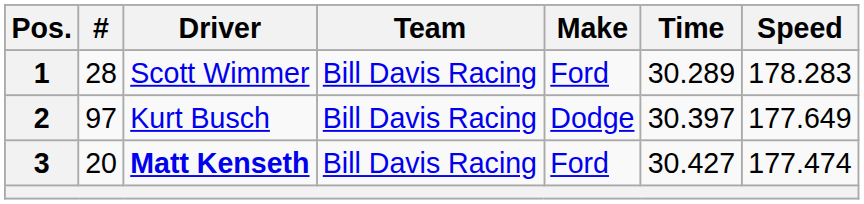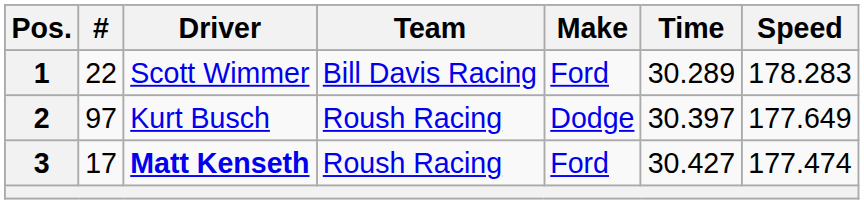(101, 73) 28 -> (101, 73) 22
(430, 118) Bill Davis Racing -> (412, 118) Roush Racing
(101, 163) 20 -> (101, 163) 17
(430, 163) Bill Davis Racing -> (412, 163) Roush Racing
